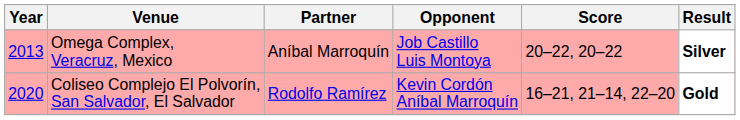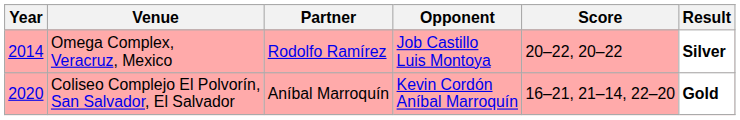(26, 51) 2013 -> (26, 51) 2014
(328, 51) Aníbal Marroquín -> (327, 51) Rodolfo Ramírez
(327, 94) Rodolfo Ramírez -> (328, 94) Aníbal Marroquín
